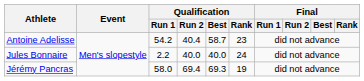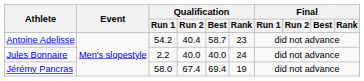(191, 69) 69.4 -> (191, 69) 67.4
(217, 69) 69.3 -> (217, 69) 69.4
